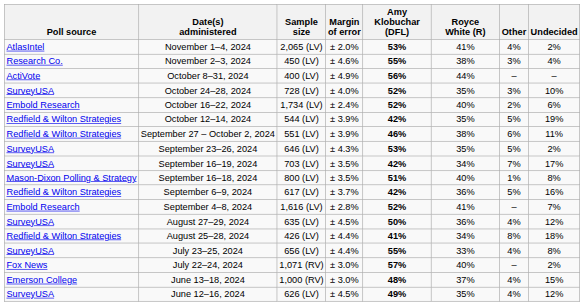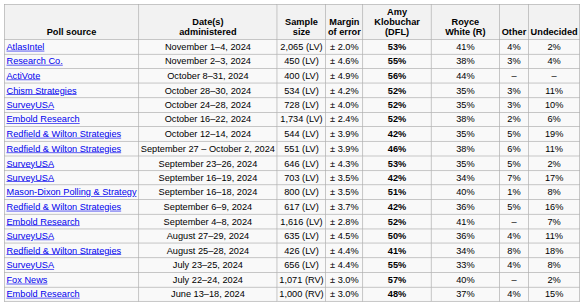+ row: (208, 91)
(465, 105) 40% -> (465, 120) 38%
(554, 222) 12% -> (554, 236) 11%
(42, 280) Emerson College -> (43, 295) Embold Research
- row: (208, 295)
